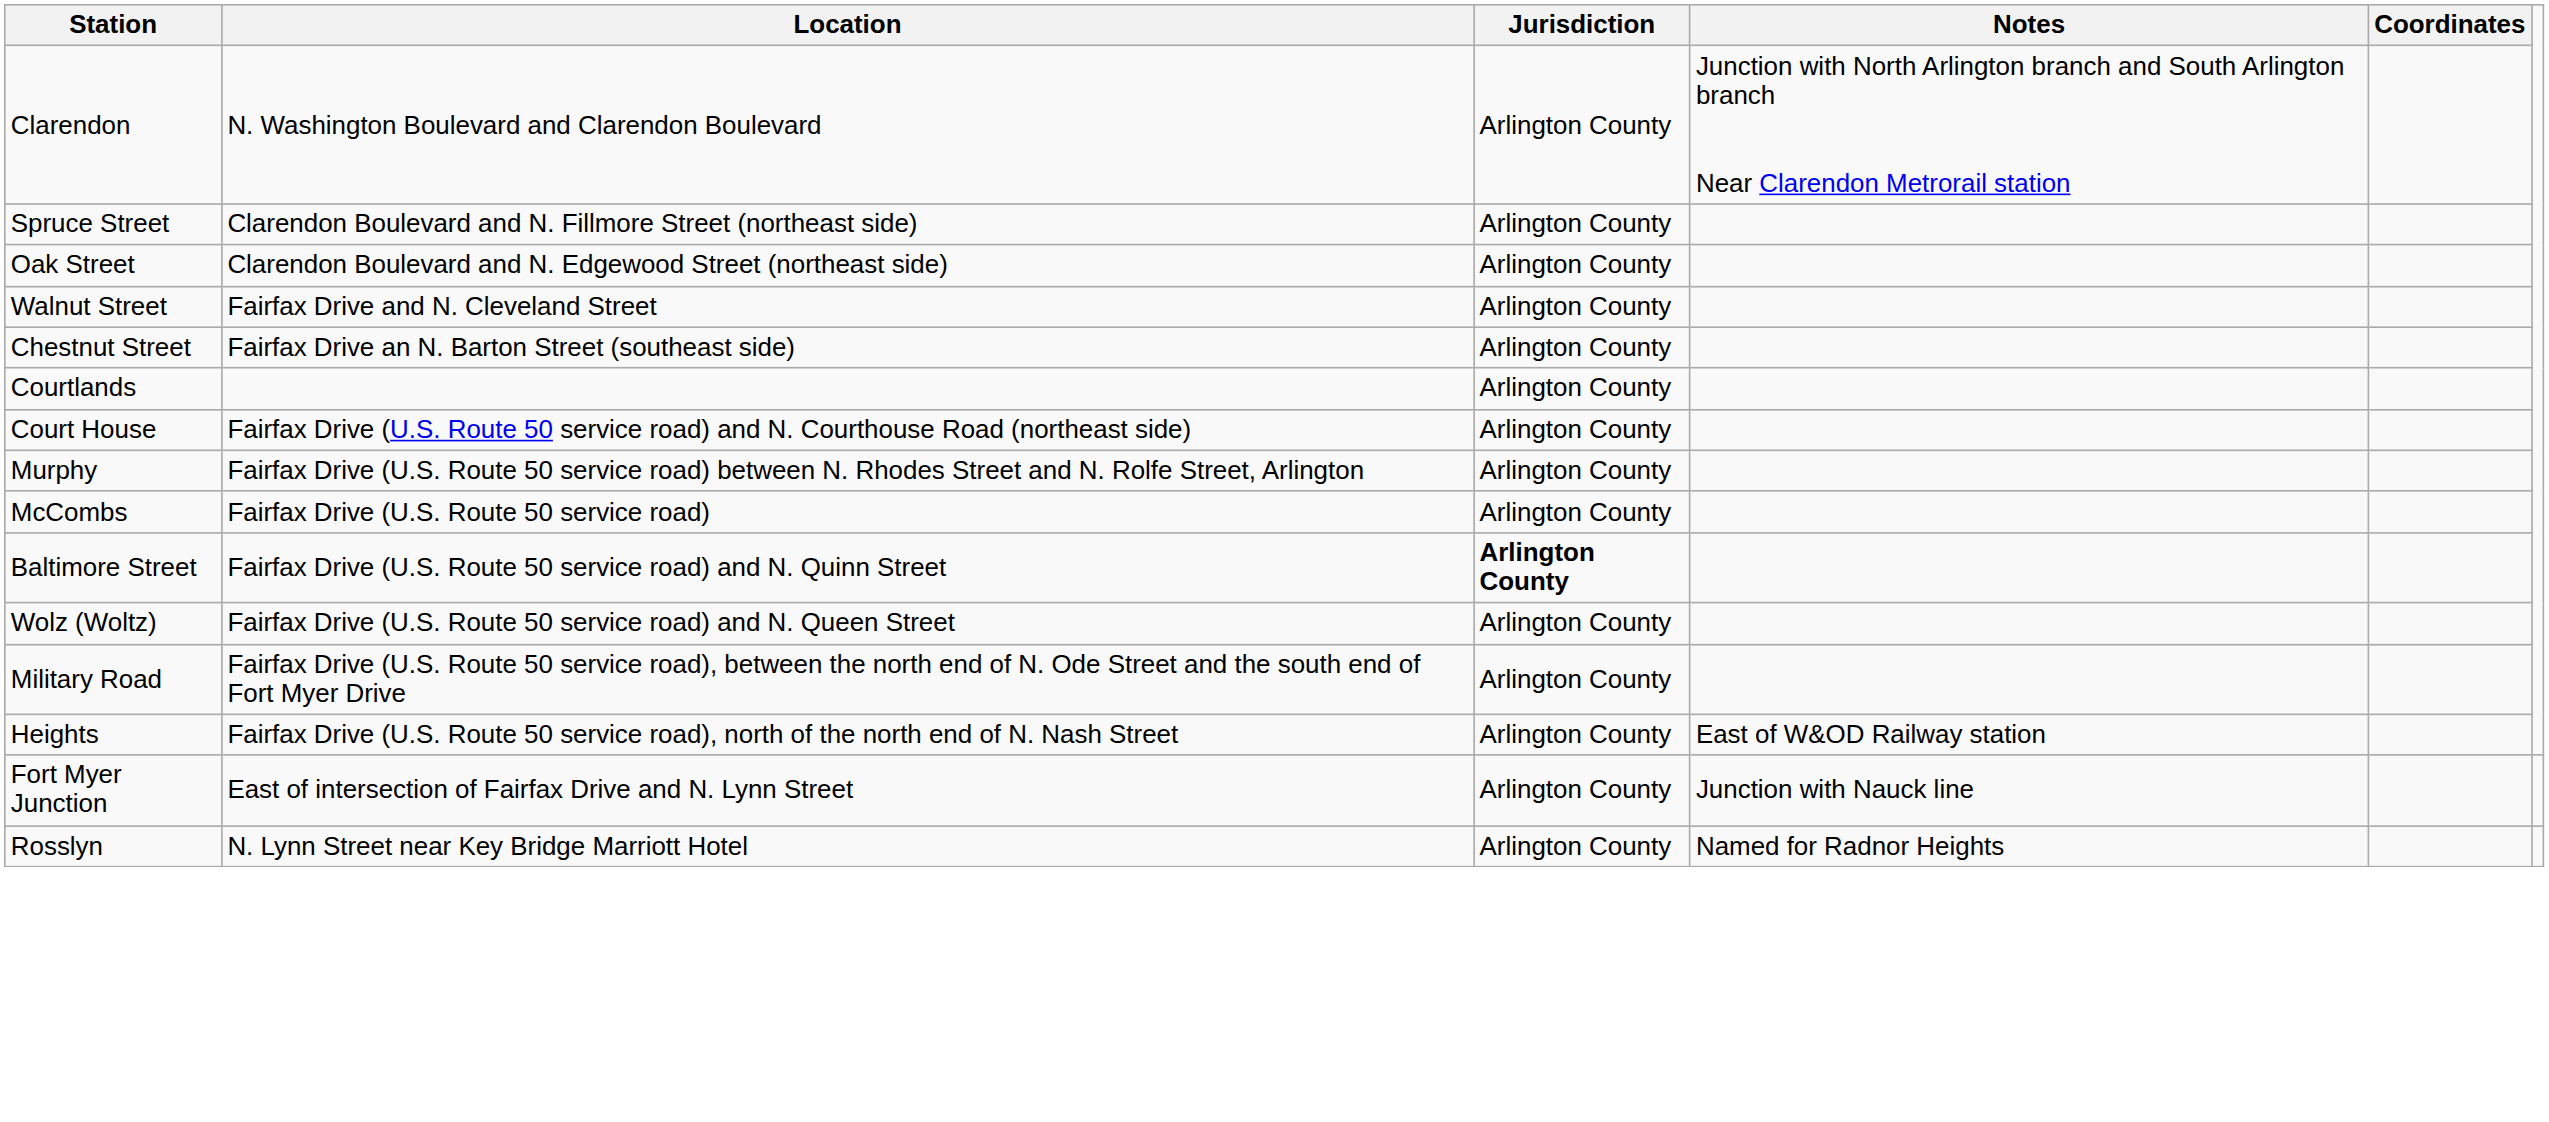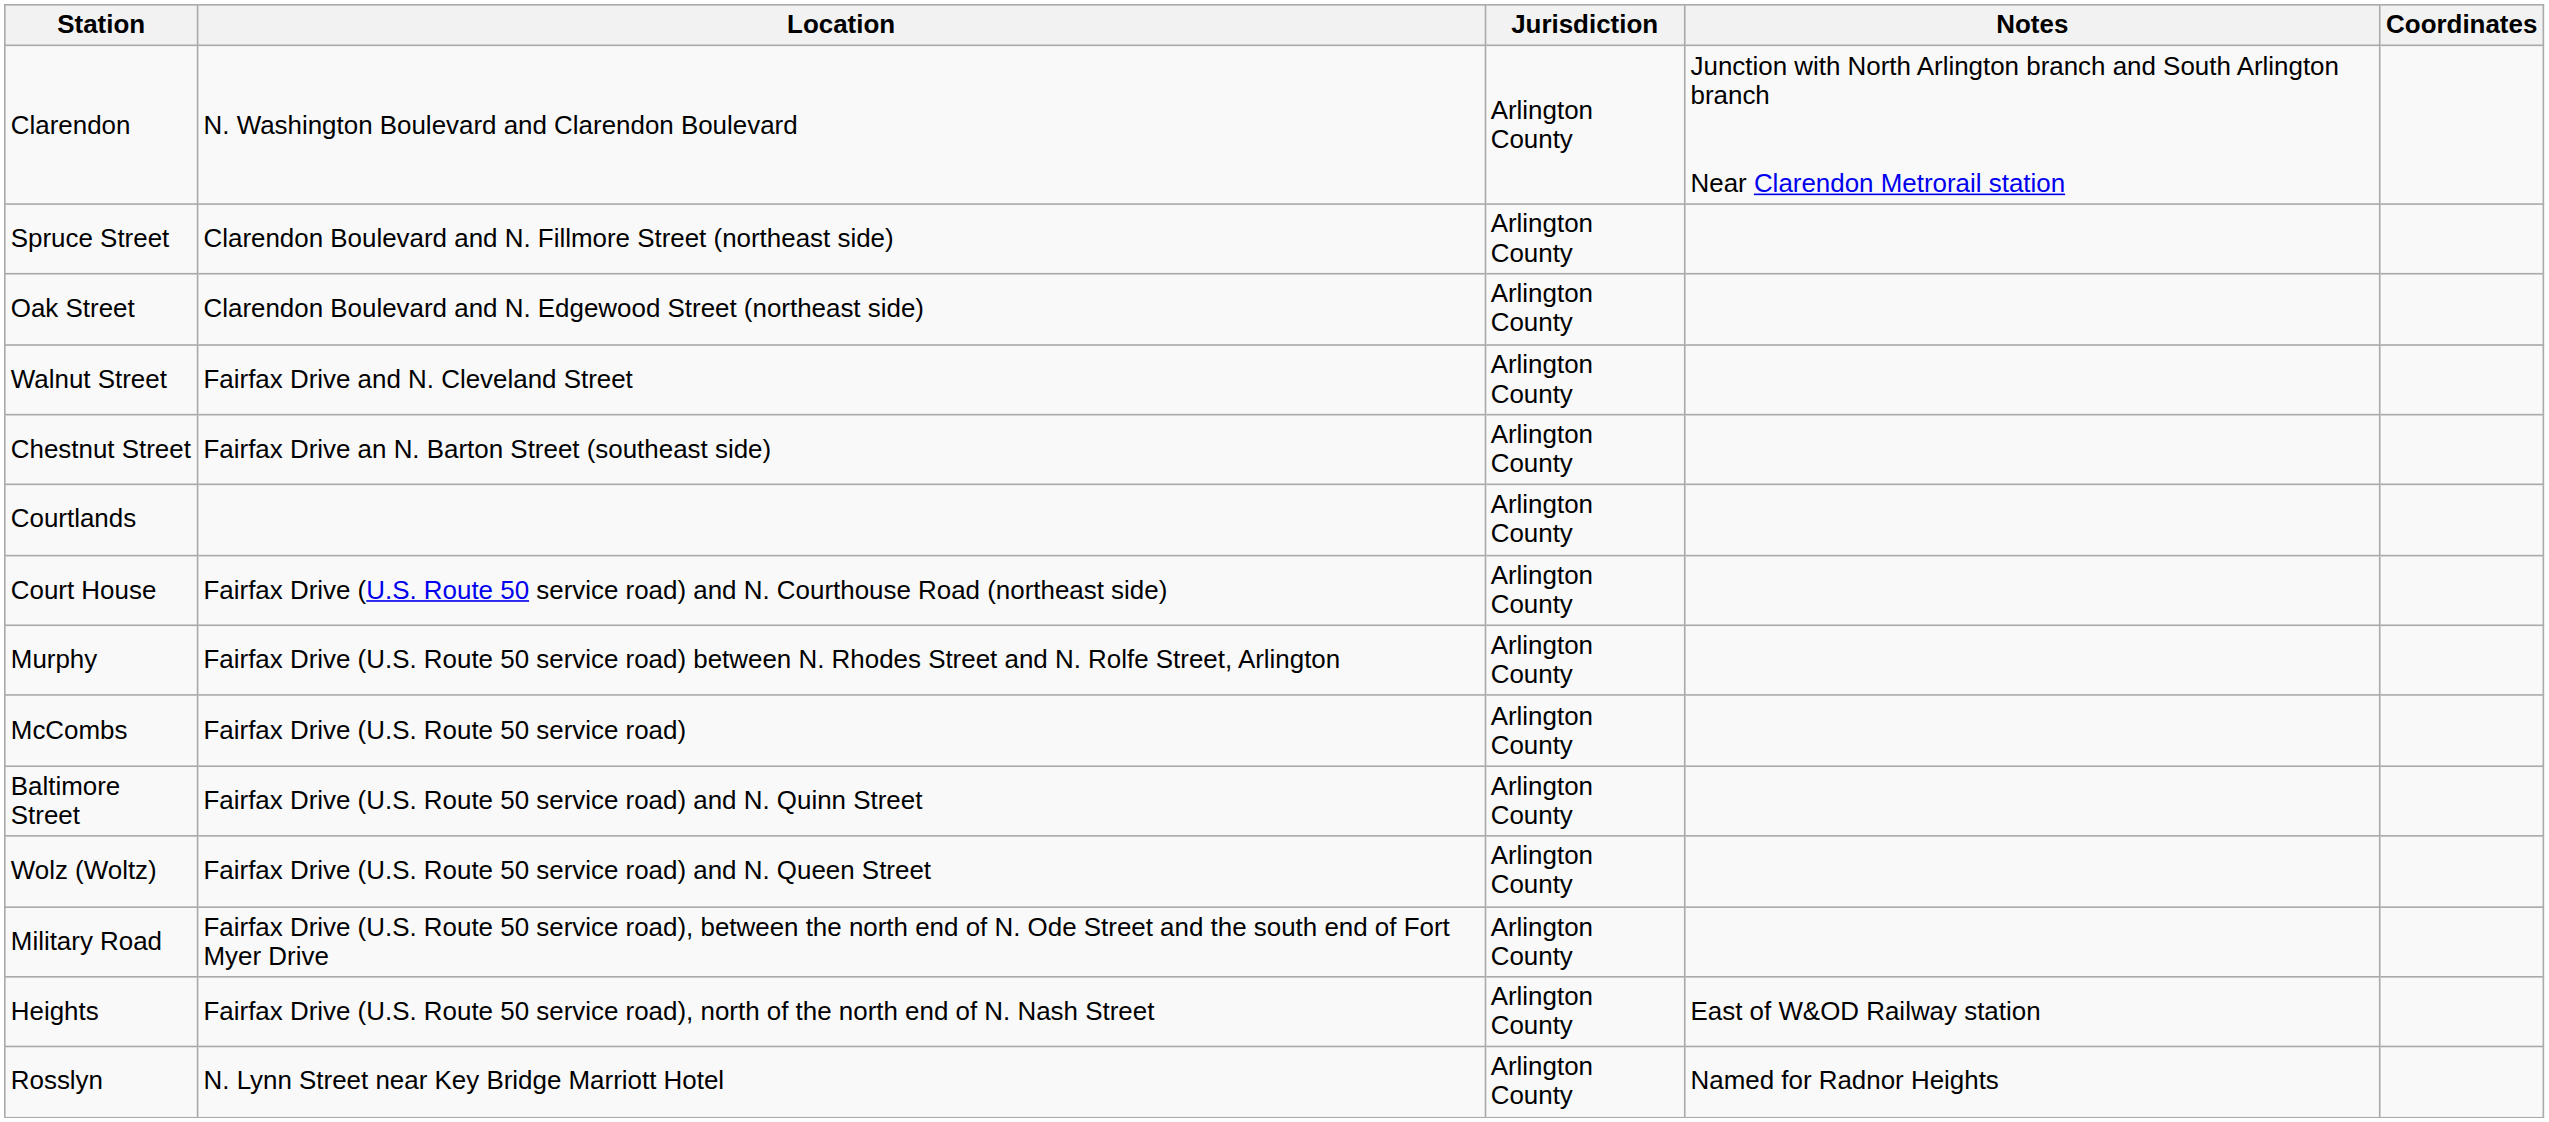(1537, 567) bold -> (1542, 800) normal
- row: (66, 790)
